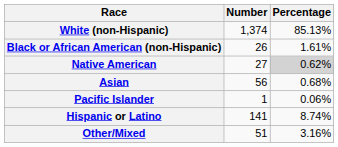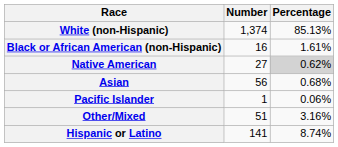(261, 47) 26 -> (261, 47) 16
rows swapped: (114, 133) <-> (114, 116)
